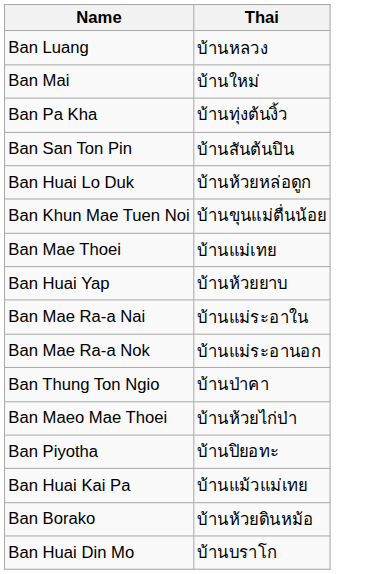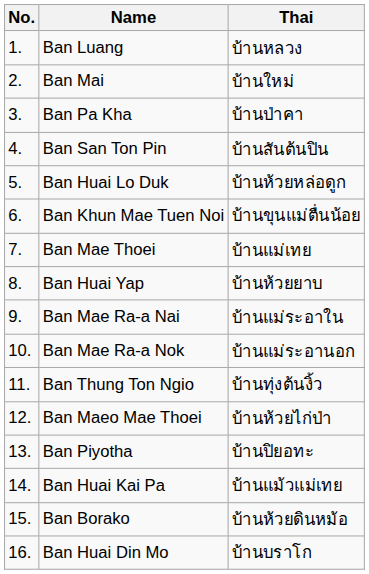+ column: (22, 17)
(243, 115) บ้านทุ่งต้นงิ้ว -> (268, 115) บ้านป่าคา
(233, 384) บ้านป่าคา -> (277, 384) บ้านทุ่งต้นงิ้ว
